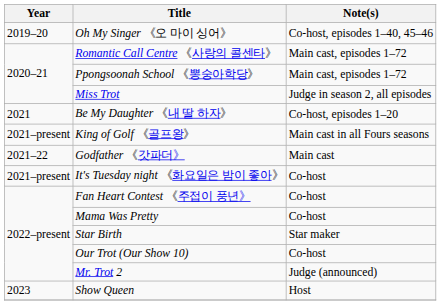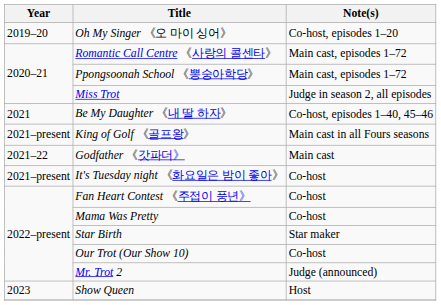(361, 33) Co-host, episodes 1–40, 45–46 -> (343, 33) Co-host, episodes 1–20
(343, 114) Co-host, episodes 1–20 -> (361, 114) Co-host, episodes 1–40, 45–46
